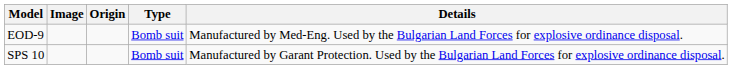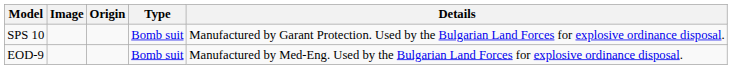rows swapped: (26, 54) <-> (26, 34)
